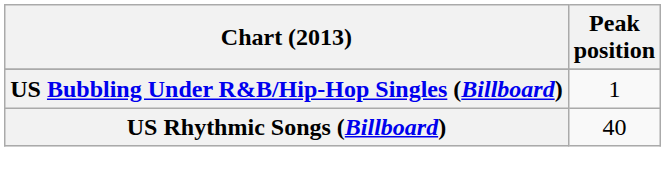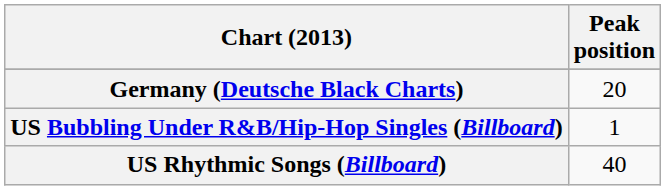+ row: (286, 88)
